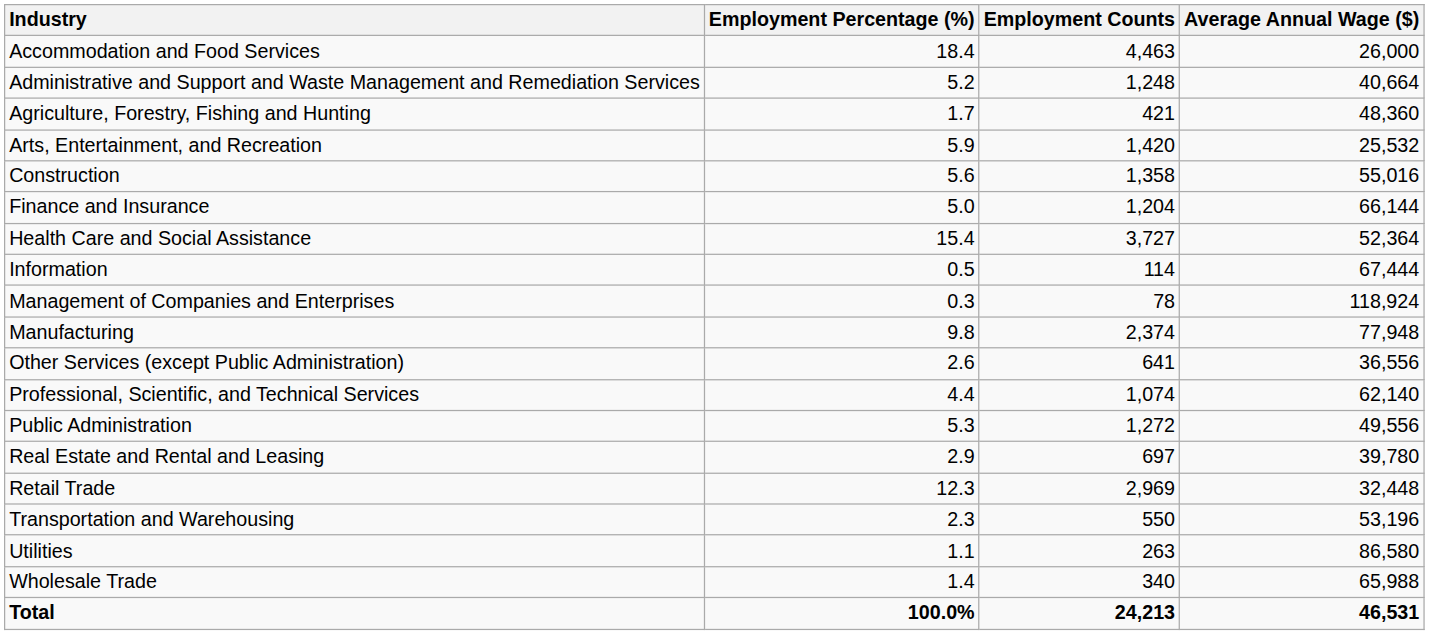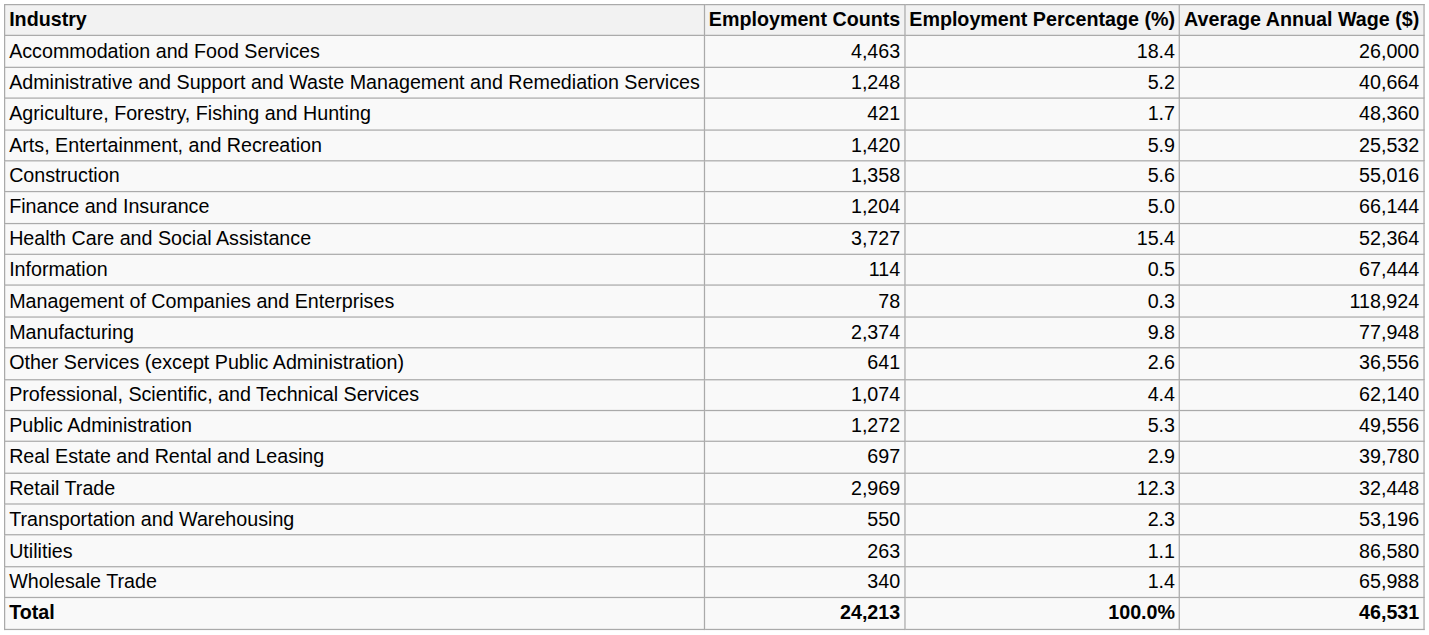columns swapped: (1079, 20) <-> (842, 20)
